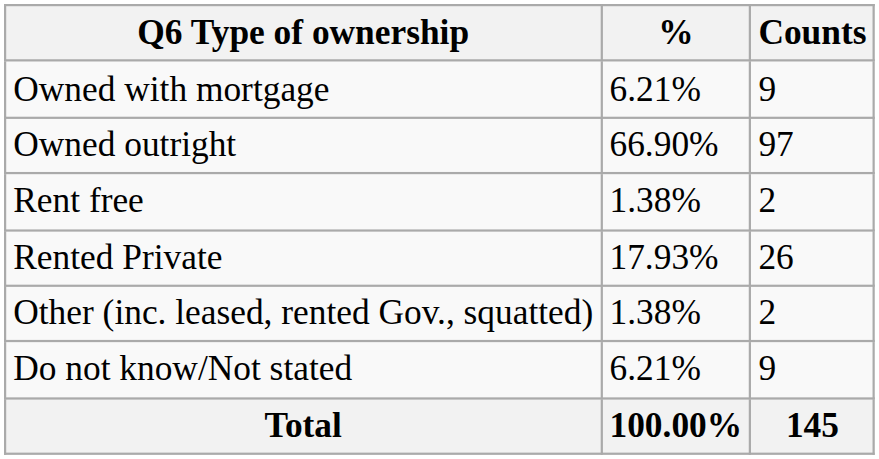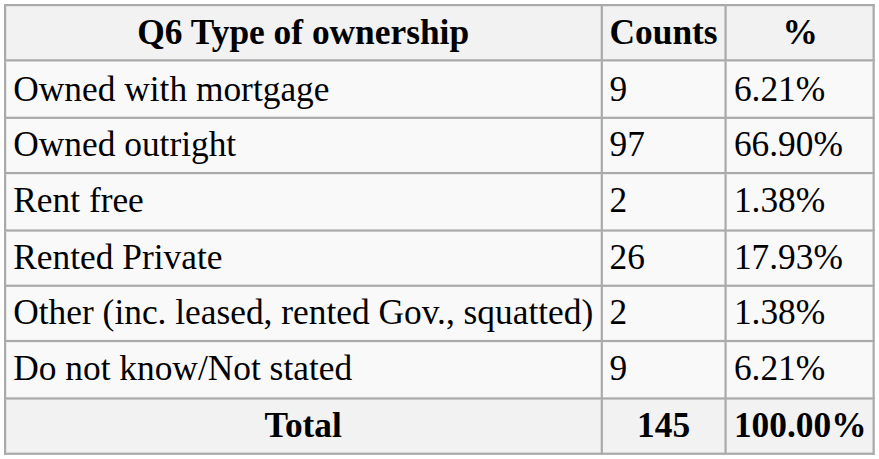columns swapped: (812, 32) <-> (676, 32)
